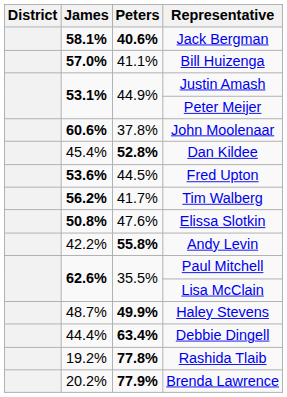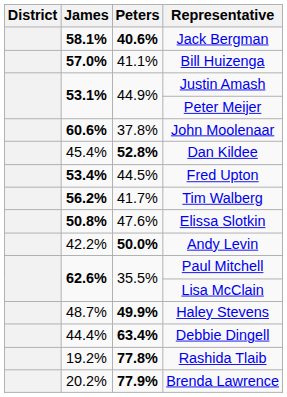(86, 175) 53.6% -> (86, 175) 53.4%
(138, 244) 55.8% -> (138, 244) 50.0%
